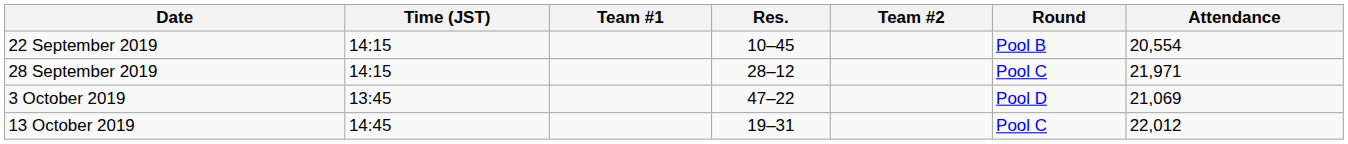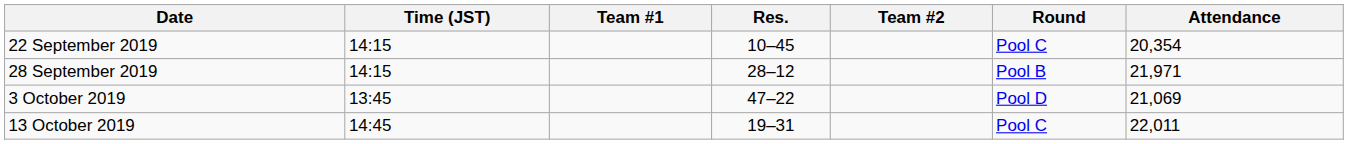(1021, 44) Pool B -> (1022, 44) Pool C
(1156, 44) 20,554 -> (1156, 44) 20,354
(1022, 71) Pool C -> (1021, 71) Pool B
(1156, 125) 22,012 -> (1155, 125) 22,011
